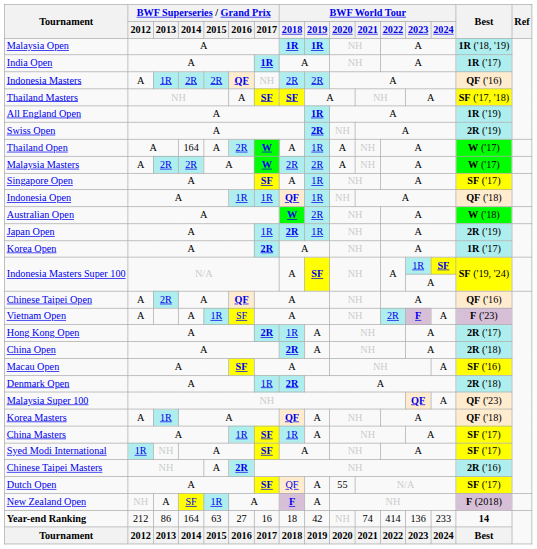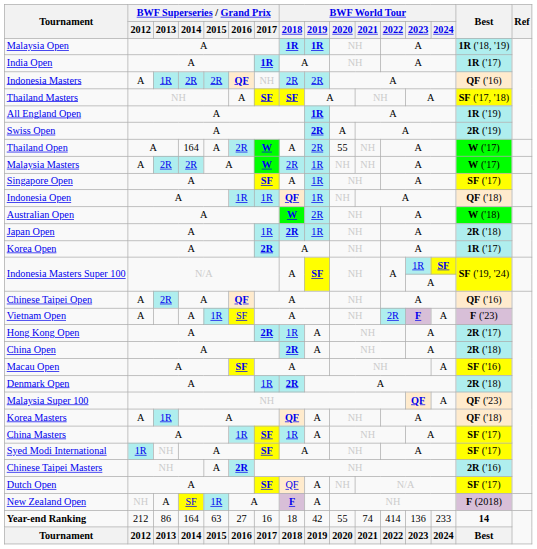(342, 131) NH -> (342, 131) A
(317, 148) 1R -> (317, 148) 2R
(342, 148) A -> (342, 148) 55
(317, 165) 2R -> (317, 165) 1R
(342, 165) A -> (342, 165) NH
(484, 232) 2R ('19) -> (484, 232) 2R ('18)
(342, 485) 55 -> (342, 485) NH
(342, 519) NH -> (342, 519) 55
